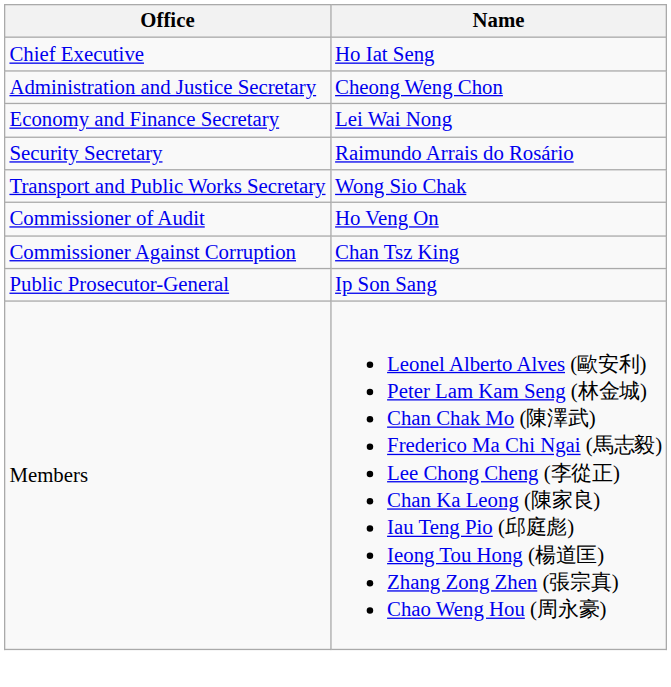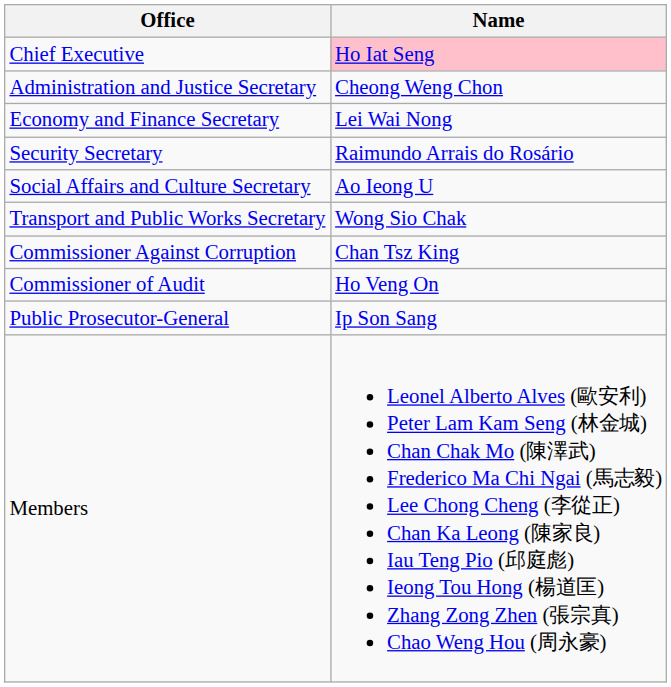(385, 53) no background -> (385, 53) pink background
+ row: (160, 185)
rows swapped: (153, 251) <-> (107, 218)
